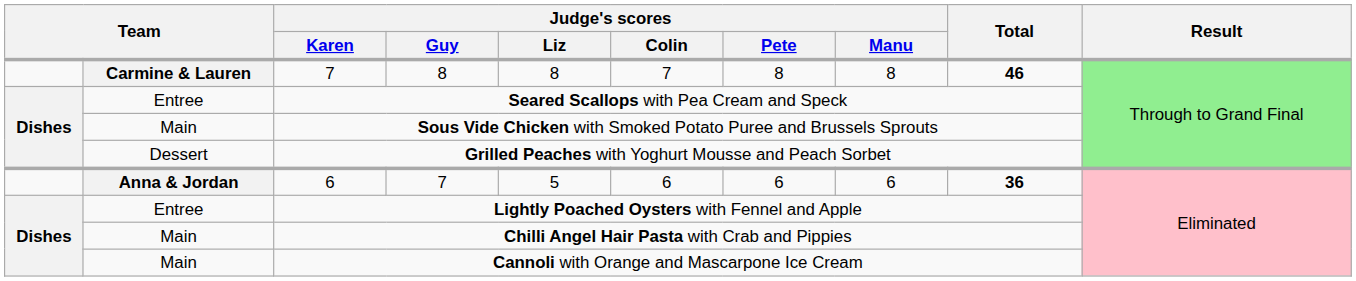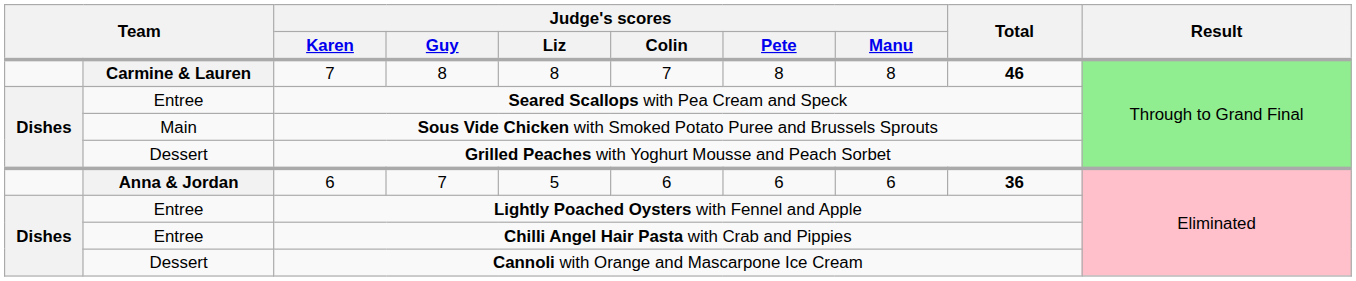(179, 236) Main -> (179, 236) Entree
(179, 263) Main -> (179, 263) Dessert
